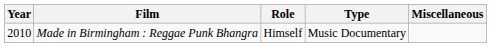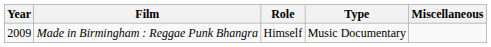(19, 33) 2010 -> (19, 33) 2009
